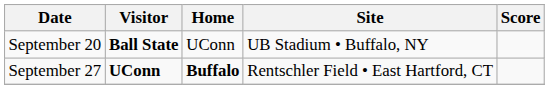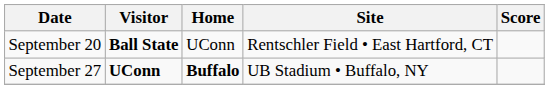(338, 44) UB Stadium • Buffalo, NY -> (370, 44) Rentschler Field • East Hartford, CT
(370, 71) Rentschler Field • East Hartford, CT -> (338, 71) UB Stadium • Buffalo, NY
